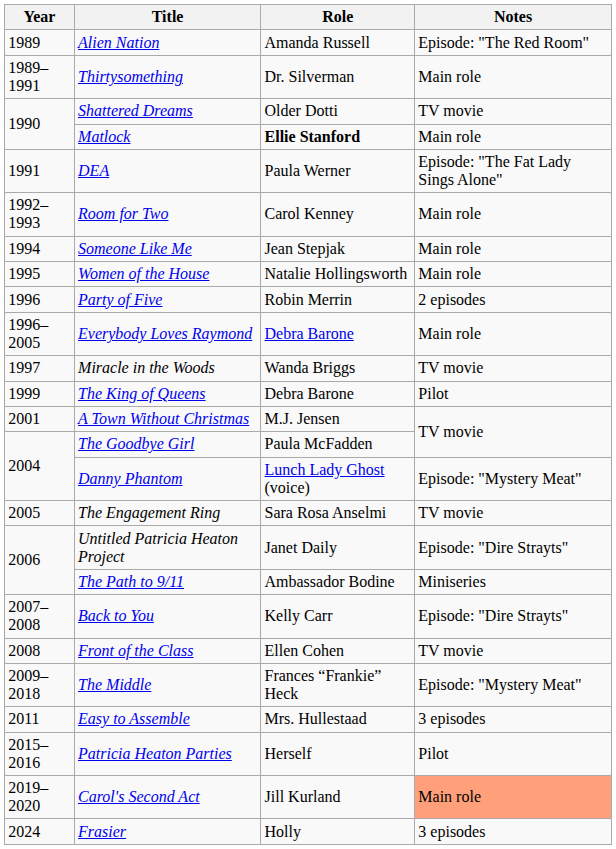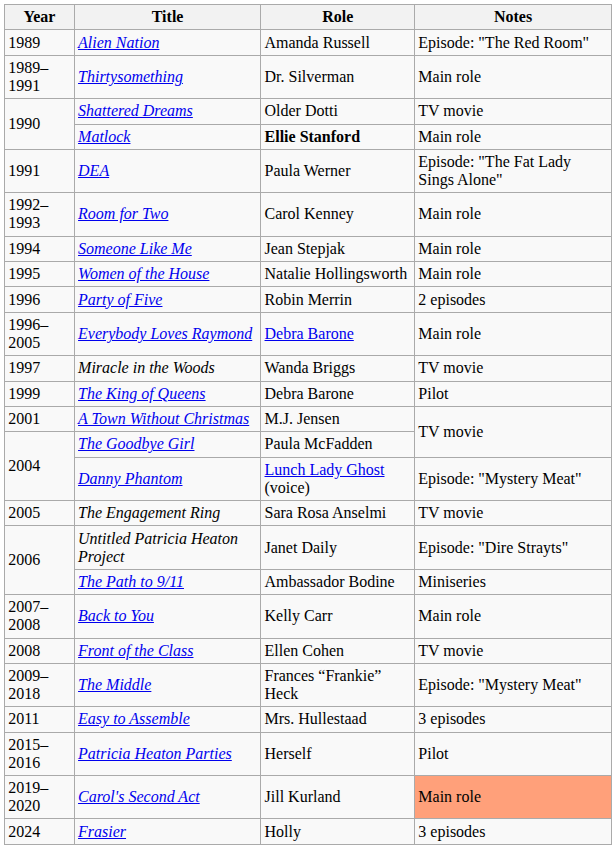(493, 616) Episode: "Dire Strayts" -> (450, 616) Main role
